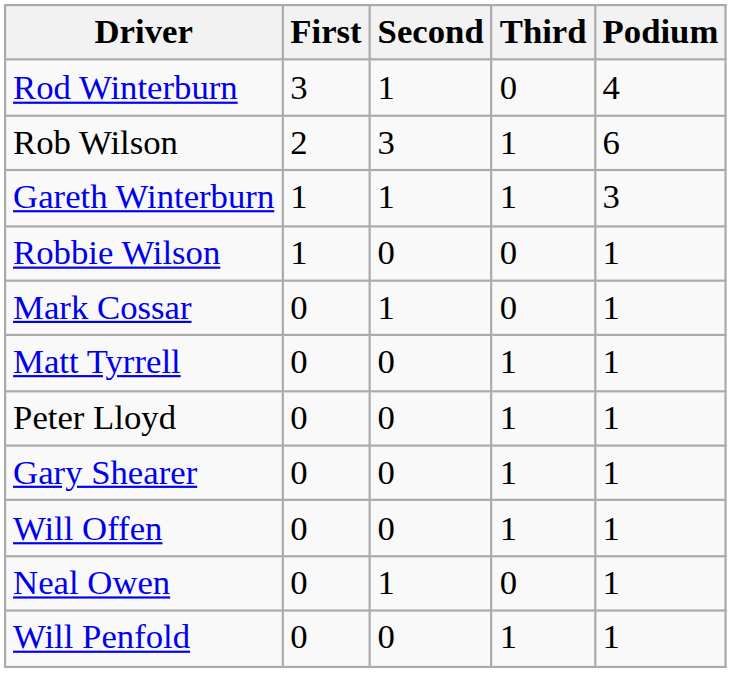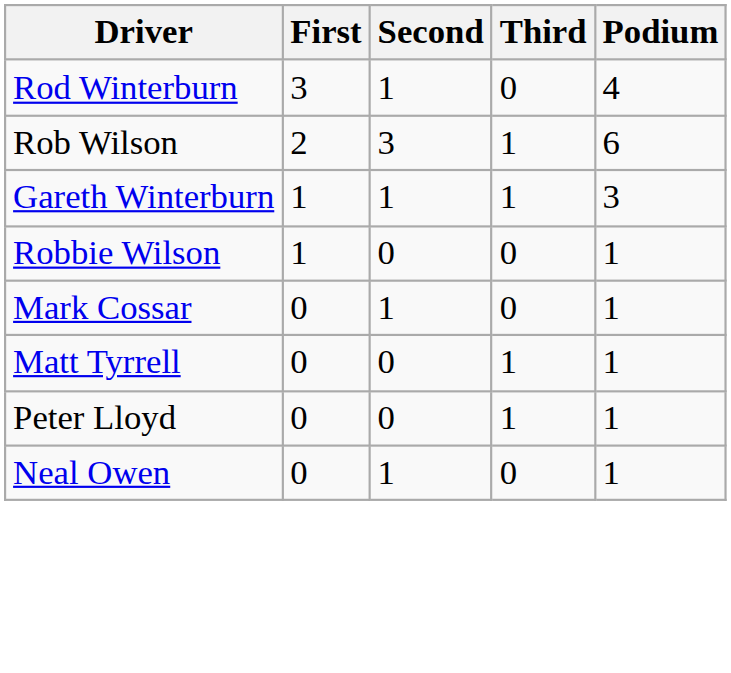- row: (105, 472)
- row: (88, 527)
- row: (102, 637)
